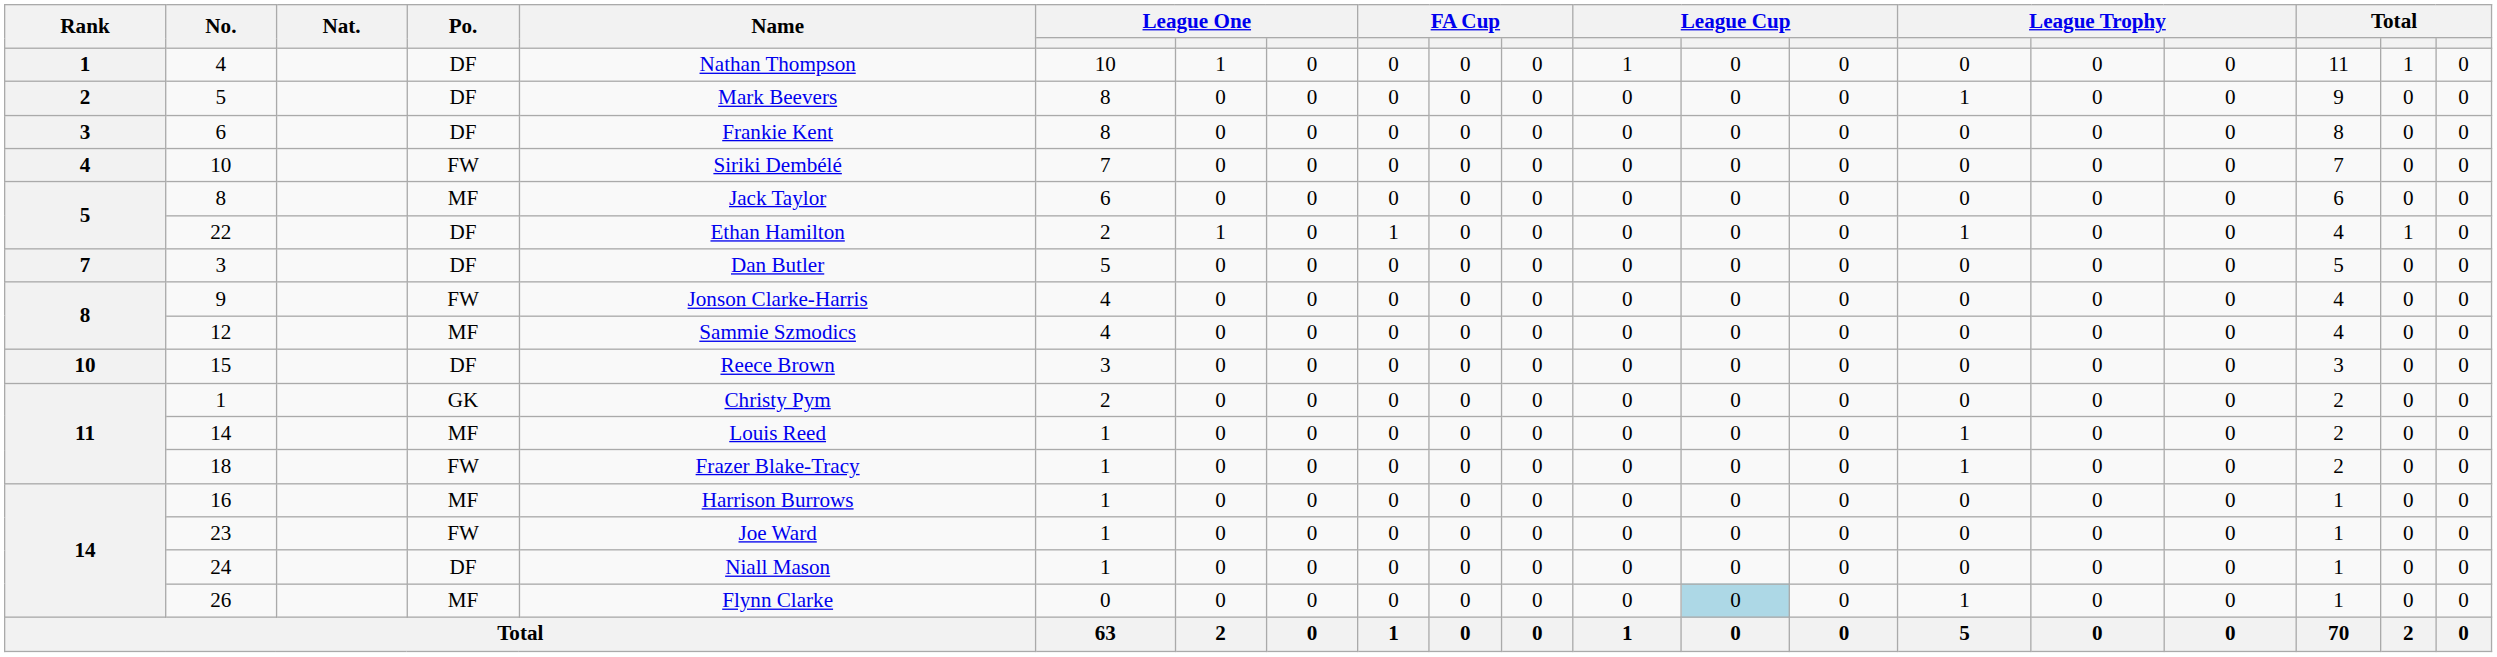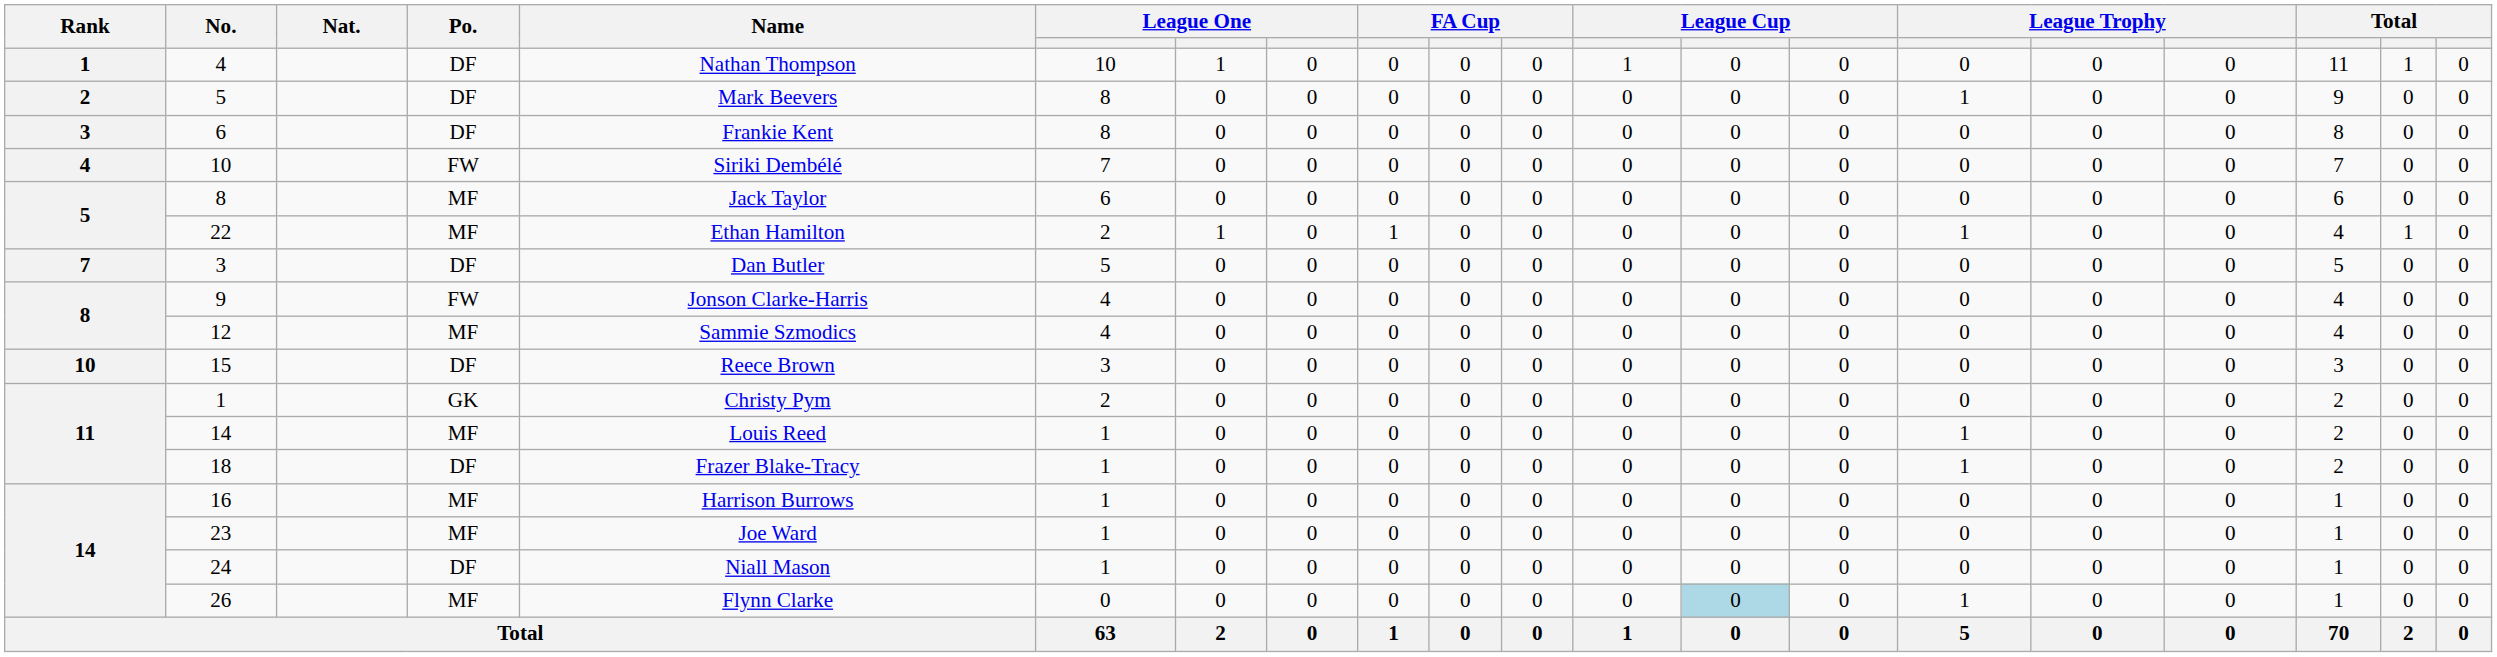(463, 231) DF -> (463, 231) MF
(463, 466) FW -> (463, 466) DF
(463, 533) FW -> (463, 533) MF
